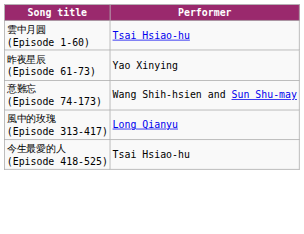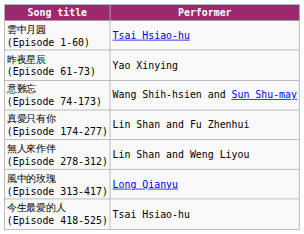+ row: (57, 125)
+ row: (57, 155)
